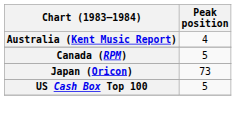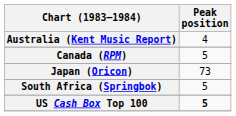+ row: (92, 87)
(205, 87) normal -> (205, 103) bold
